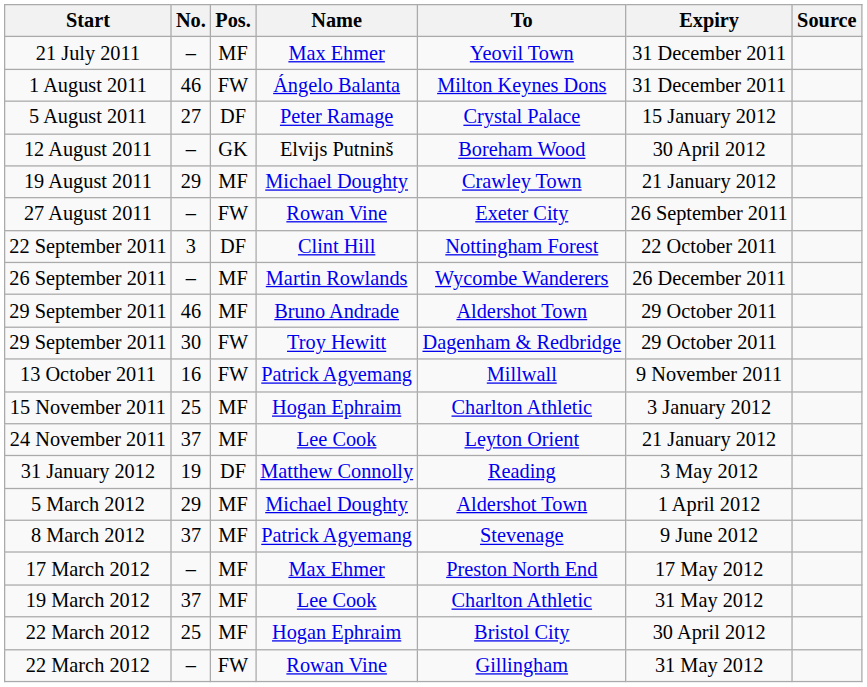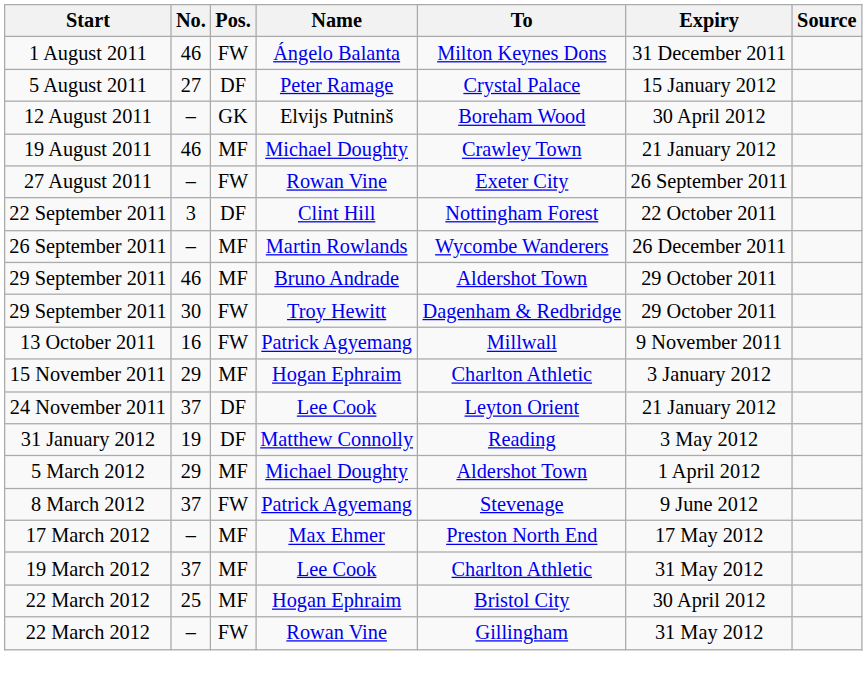- row: (88, 52)
(191, 181) 29 -> (191, 149) 46
(191, 407) 25 -> (191, 375) 29
(233, 439) MF -> (233, 407) DF
(233, 536) MF -> (233, 504) FW
